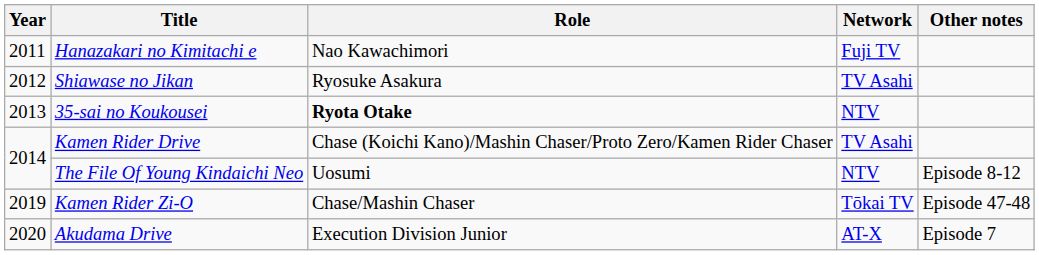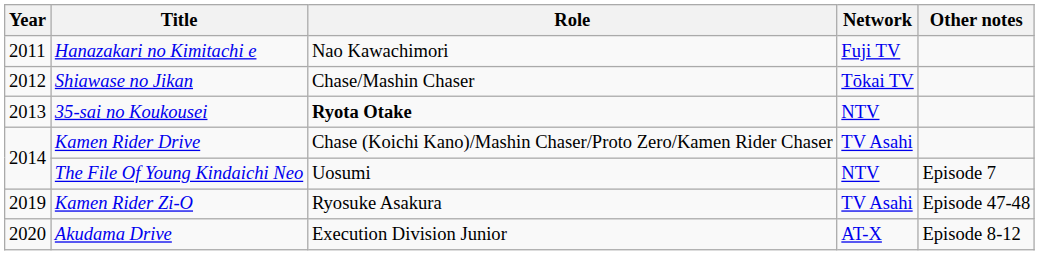(377, 81) Ryosuke Asakura -> (393, 81) Chase/Mashin Chaser
(877, 81) TV Asahi -> (878, 81) Tōkai TV
(972, 173) Episode 8-12 -> (959, 173) Episode 7
(393, 204) Chase/Mashin Chaser -> (377, 204) Ryosuke Asakura
(878, 204) Tōkai TV -> (877, 204) TV Asahi
(959, 234) Episode 7 -> (972, 234) Episode 8-12
